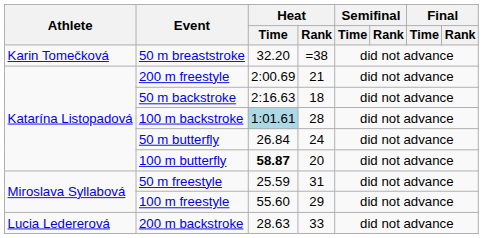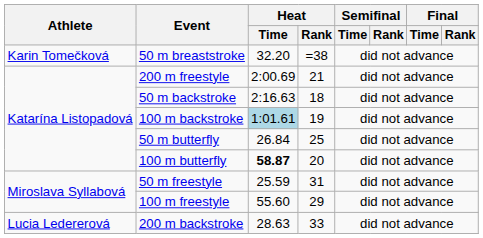(317, 119) 28 -> (317, 119) 19
(317, 140) 24 -> (317, 140) 25
